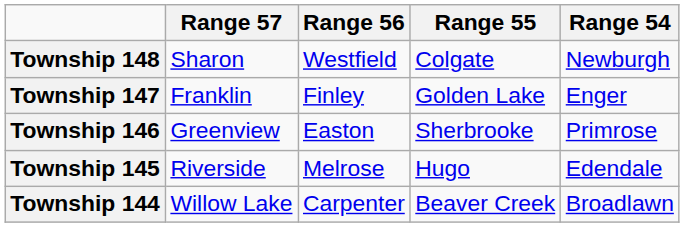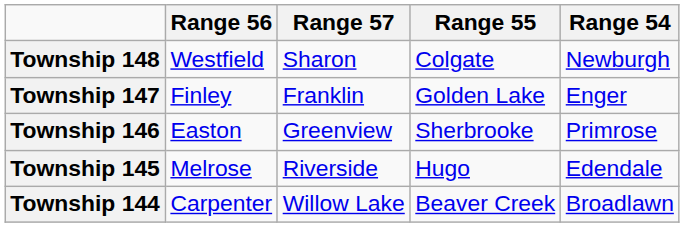columns swapped: (231, 22) <-> (354, 22)
